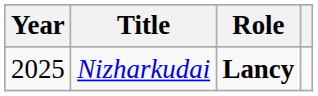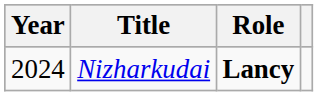(38, 68) 2025 -> (38, 68) 2024
